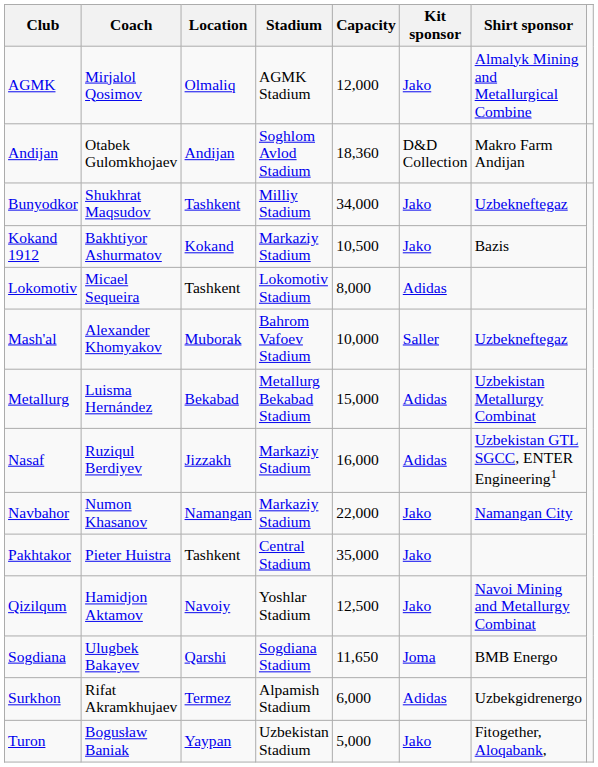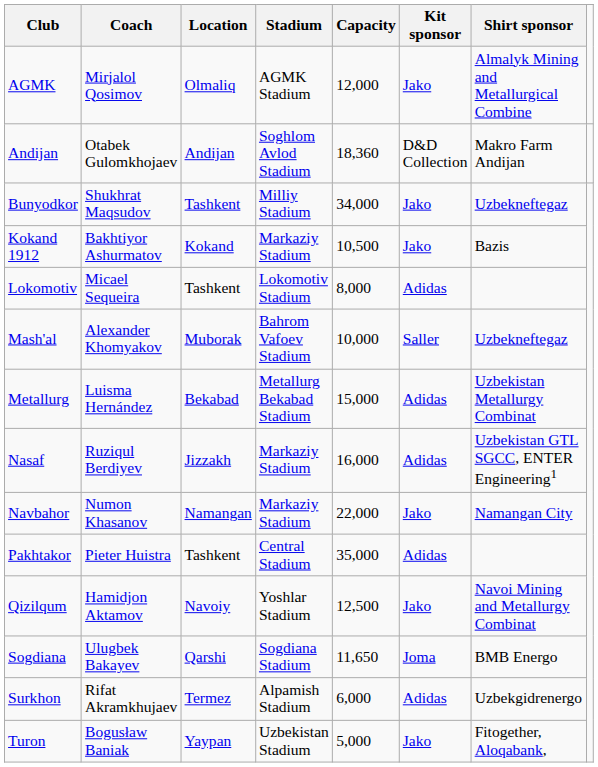(417, 555) Jako -> (425, 555) Adidas
